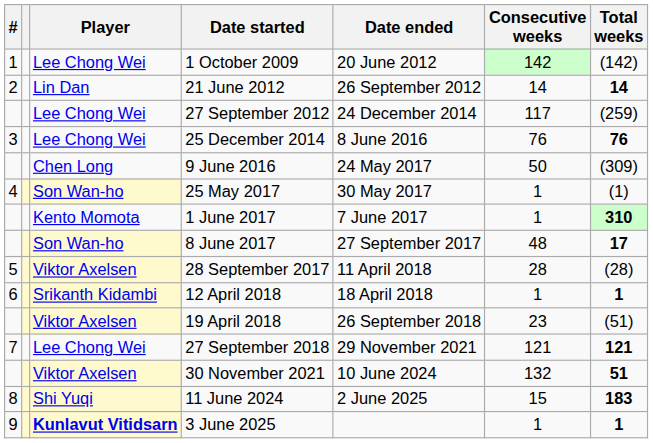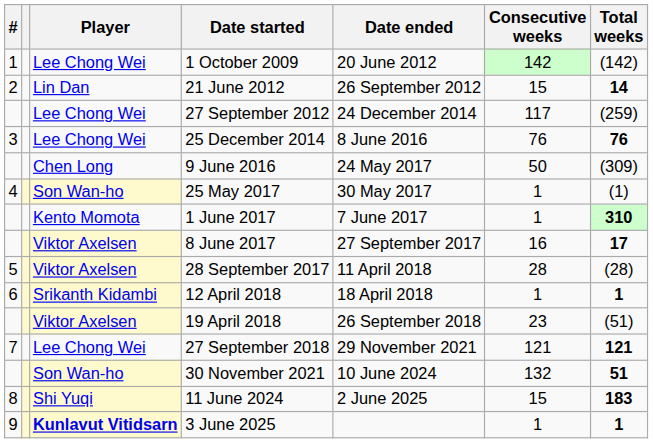(538, 88) 14 -> (538, 88) 15
(78, 244) Son Wan-ho -> (85, 244) Viktor Axelsen
(538, 244) 48 -> (538, 244) 16
(85, 373) Viktor Axelsen -> (78, 373) Son Wan-ho
